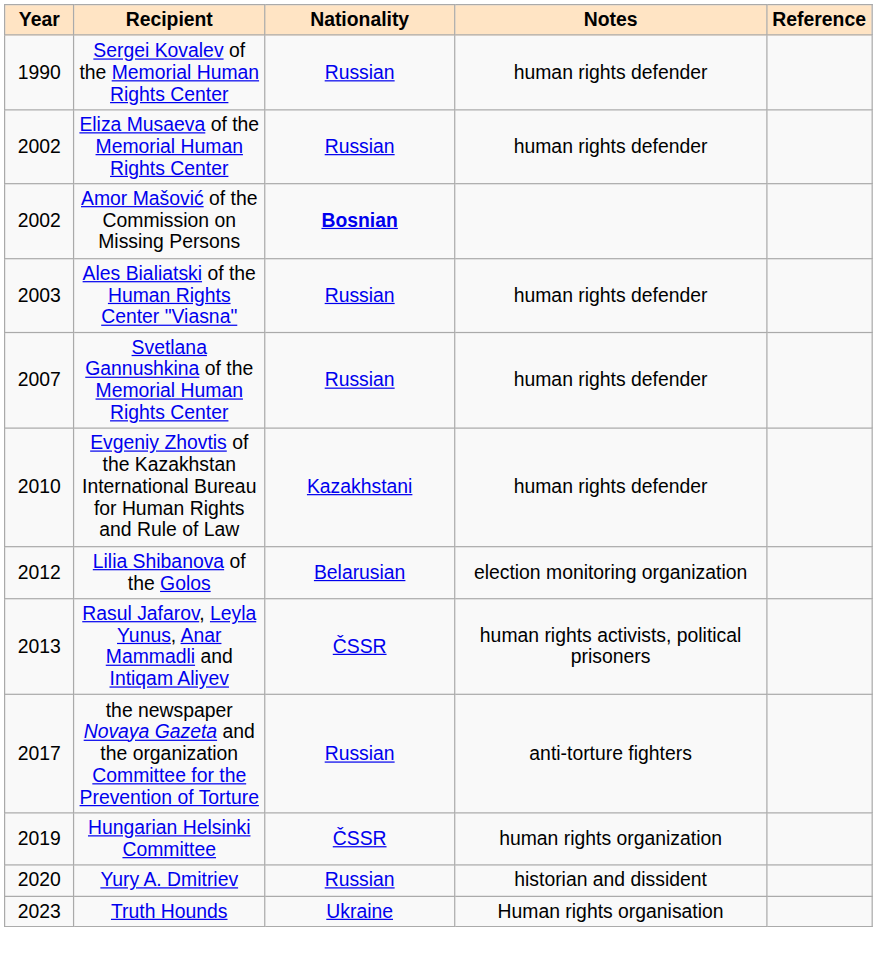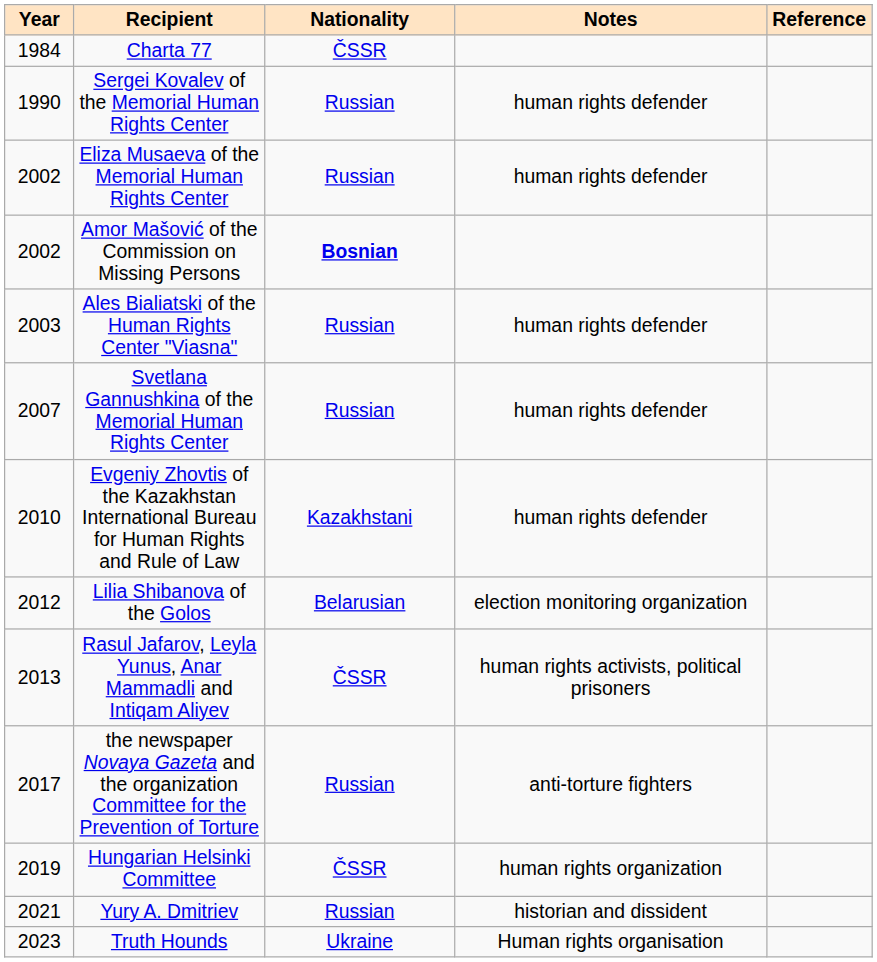+ row: (169, 50)
(39, 880) 2020 -> (39, 911) 2021
